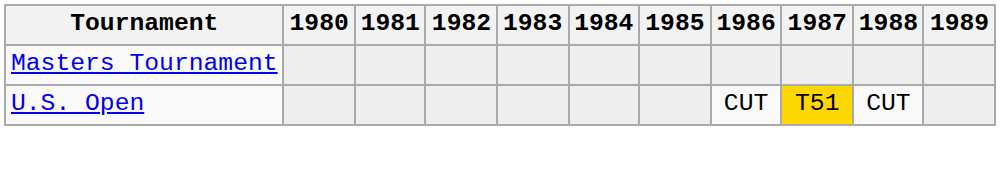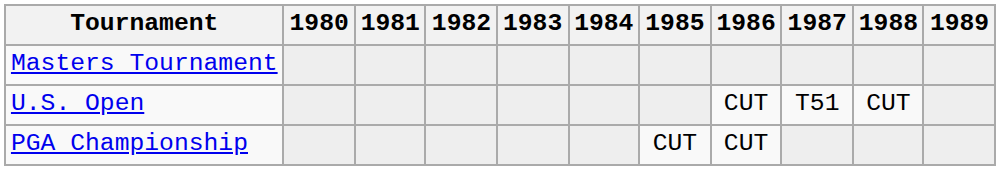(817, 105) gold background -> (817, 105) no background
+ row: (129, 145)
